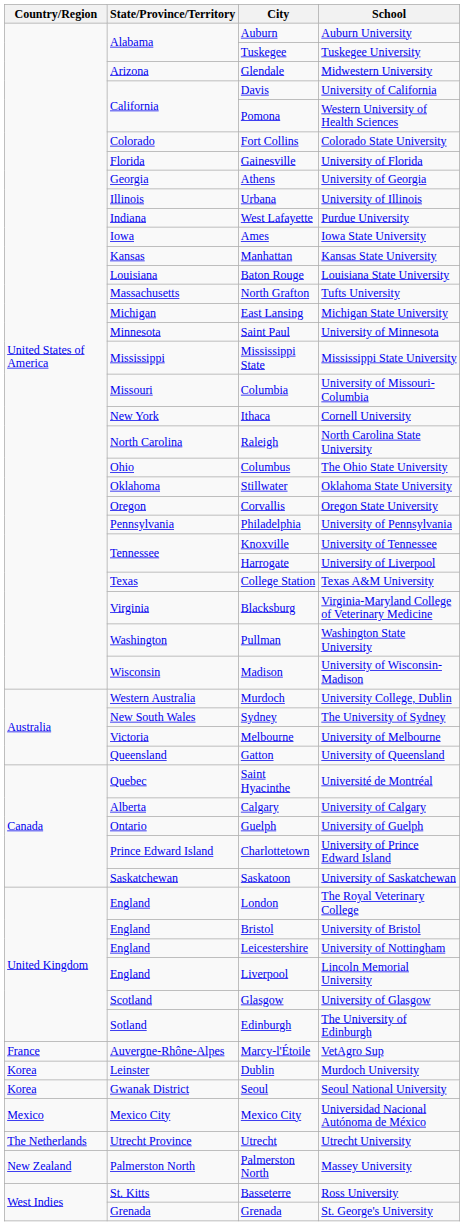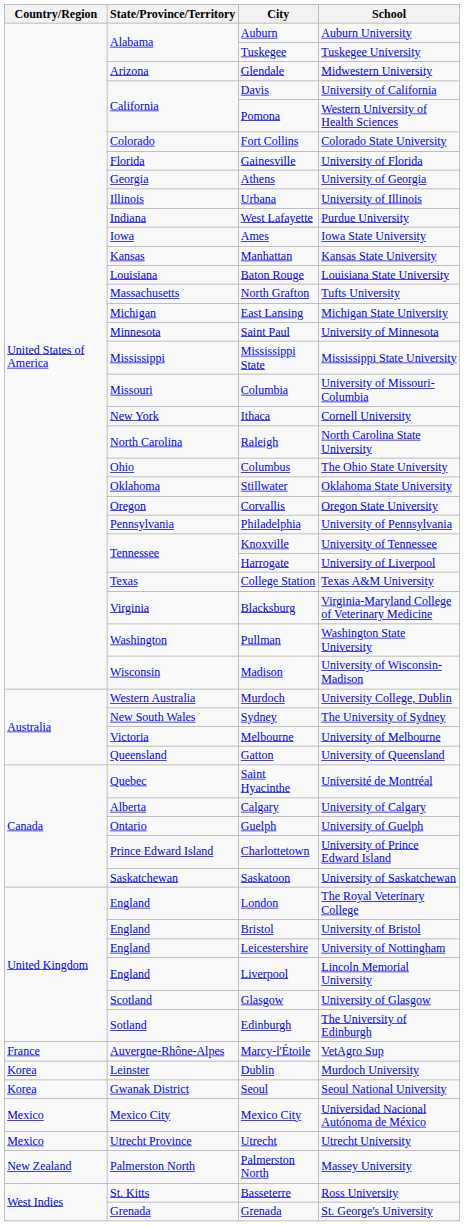(47, 1141) The Netherlands -> (25, 1141) Mexico
